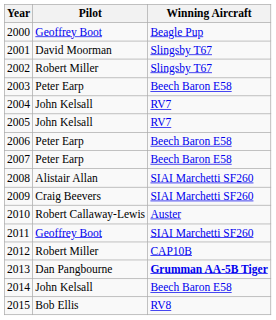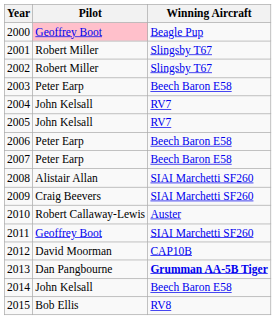(69, 31) no background -> (69, 31) pink background
(74, 50) David Moorman -> (67, 50) Robert Miller
(67, 251) Robert Miller -> (74, 251) David Moorman
